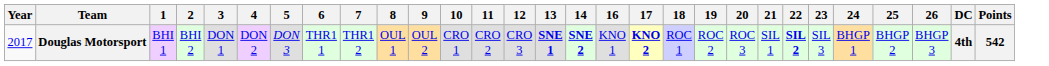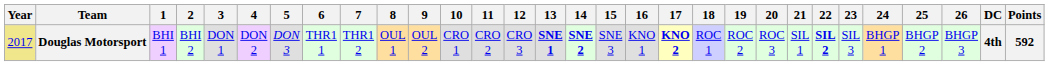+ column: (611, 14)
(20, 42) no background -> (20, 42) khaki background
(995, 42) 542 -> (1025, 42) 592
